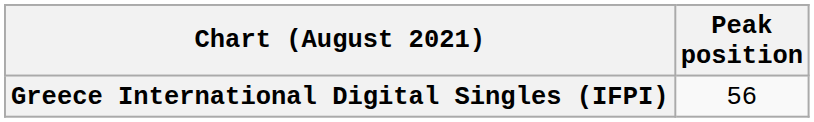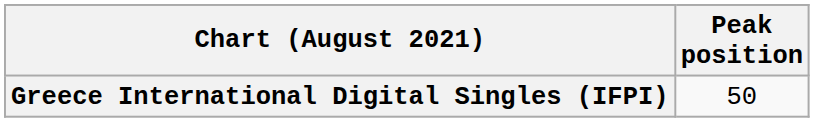(742, 97) 56 -> (742, 97) 50
